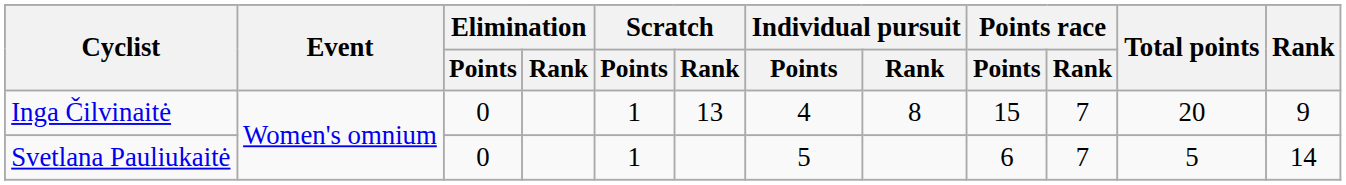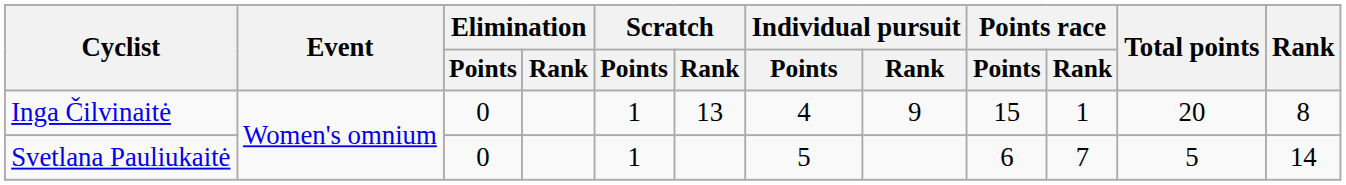(915, 112) 8 -> (915, 112) 9
(1082, 112) 7 -> (1082, 112) 1
(1303, 112) 9 -> (1303, 112) 8
